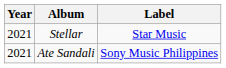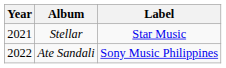(20, 53) 2021 -> (20, 53) 2022
